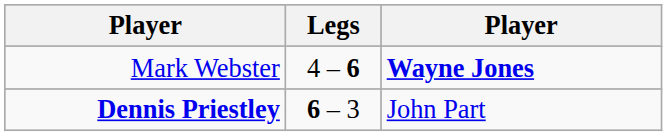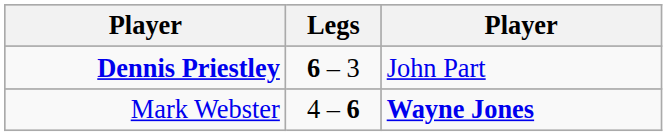rows swapped: (205, 67) <-> (189, 109)
